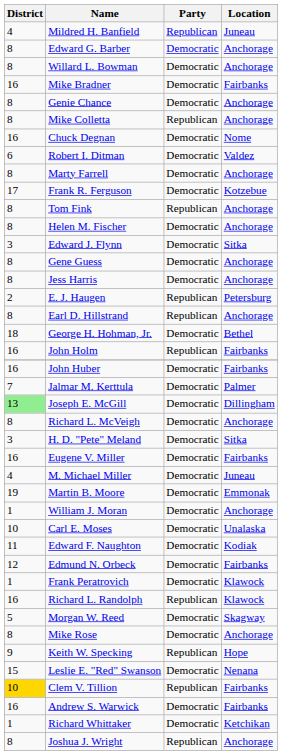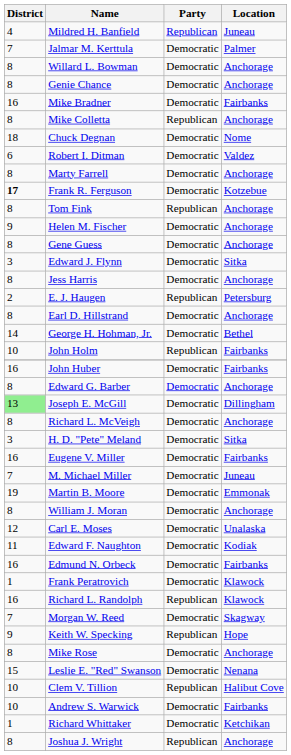rows swapped: (89, 48) <-> (91, 386)
rows swapped: (79, 84) <-> (80, 102)
(13, 137) 16 -> (13, 137) 18
(13, 191) normal -> (13, 191) bold
(10, 226) 8 -> (10, 226) 9
rows swapped: (85, 244) <-> (75, 262)
(192, 315) Republican -> (192, 315) Democratic
(13, 333) 18 -> (13, 333) 14
(13, 350) 16 -> (13, 350) 10
(10, 475) 4 -> (10, 475) 7
(10, 510) 1 -> (10, 510) 8
(13, 528) 10 -> (13, 528) 12
(13, 564) 12 -> (13, 564) 16
(10, 617) 5 -> (10, 617) 7
rows swapped: (73, 635) <-> (90, 652)
(13, 688) gold background -> (13, 688) no background
(246, 688) Fairbanks -> (254, 688) Halibut Cove
(13, 706) 16 -> (13, 706) 10
